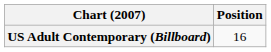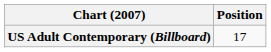(240, 36) 16 -> (240, 36) 17
